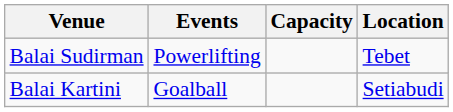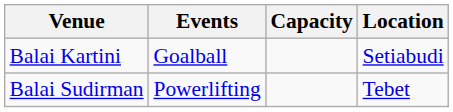rows swapped: (65, 89) <-> (77, 55)
